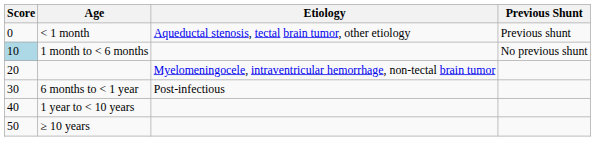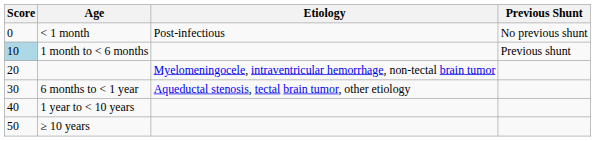(282, 32) Aqueductal stenosis, tectal brain tumor, other etiology -> (189, 32) Post-infectious
(536, 32) Previous shunt -> (544, 32) No previous shunt
(544, 51) No previous shunt -> (536, 51) Previous shunt
(189, 88) Post-infectious -> (282, 88) Aqueductal stenosis, tectal brain tumor, other etiology
